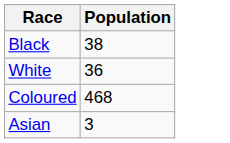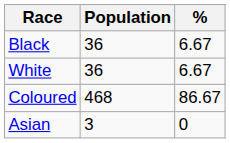+ column: (200, 17)
(94, 44) 38 -> (94, 44) 36
